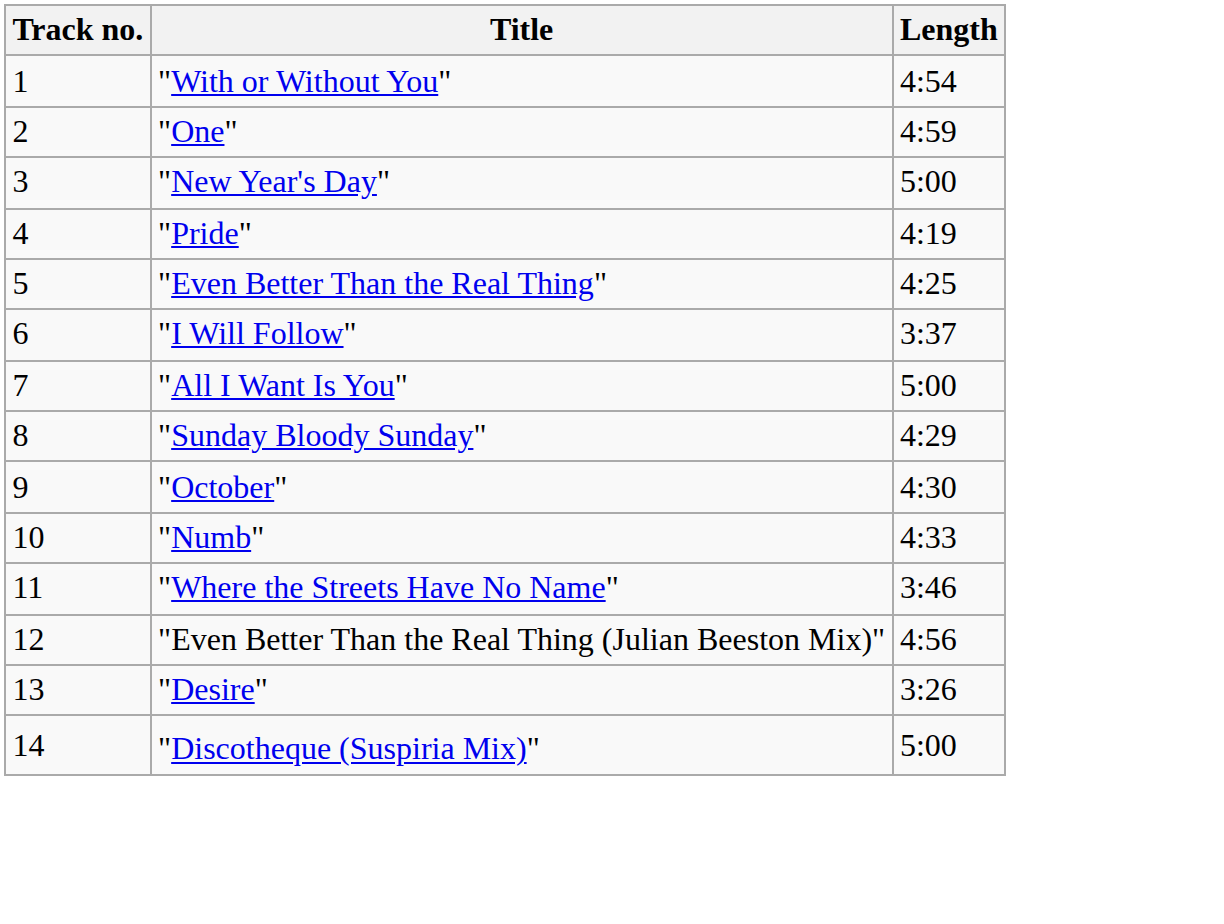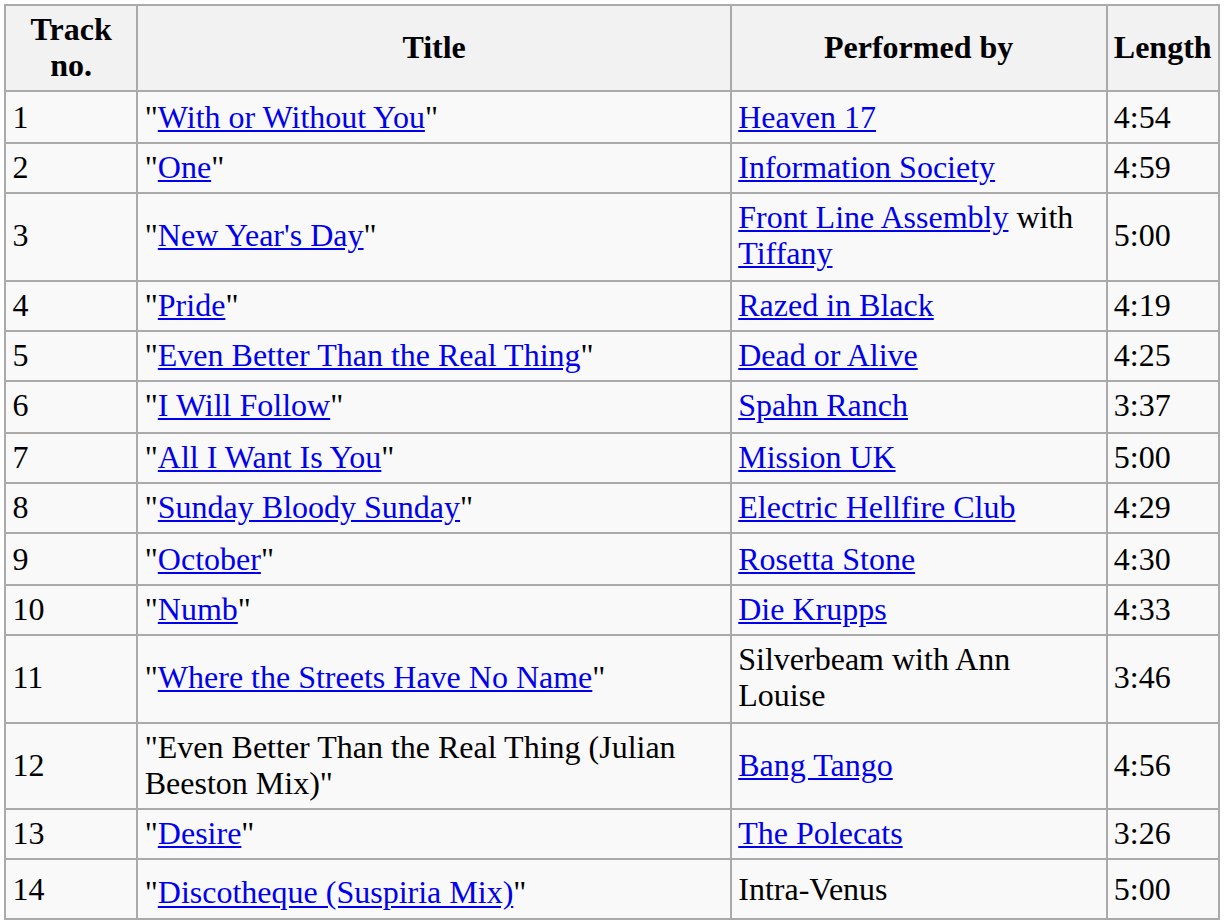+ column: (919, 47)
